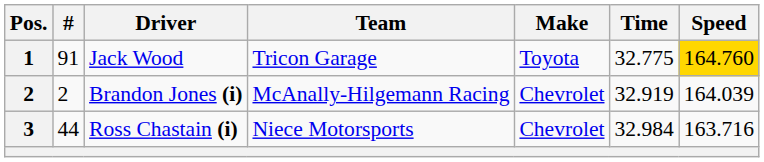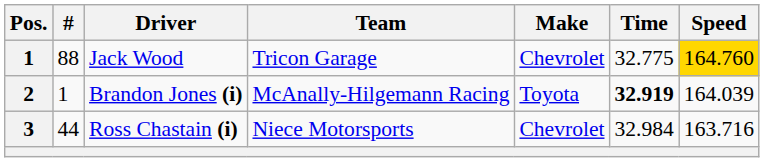(68, 58) 91 -> (68, 58) 88
(549, 58) Toyota -> (562, 58) Chevrolet
(63, 93) 2 -> (63, 93) 1
(562, 93) Chevrolet -> (549, 93) Toyota
(644, 93) normal -> (644, 93) bold
